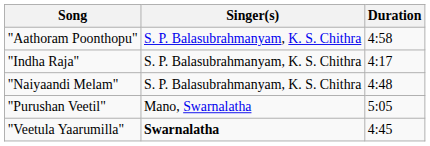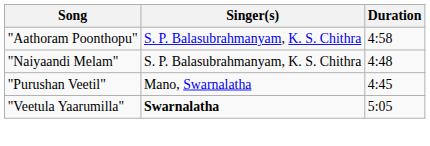- row: (43, 61)
(380, 107) 5:05 -> (380, 84) 4:45
(380, 130) 4:45 -> (380, 107) 5:05
